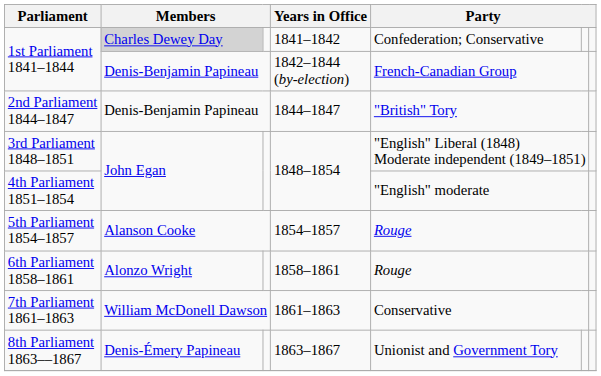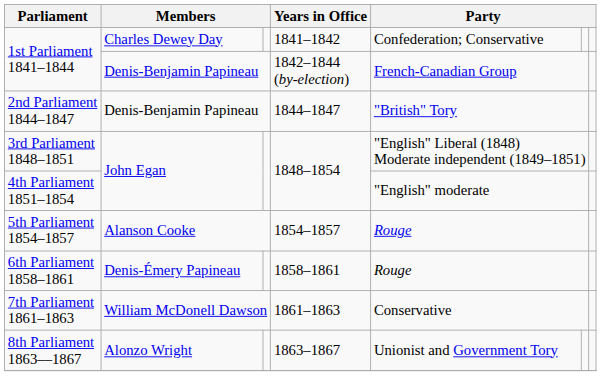(163, 39) lightgrey background -> (163, 39) no background
(148, 270) Alonzo Wright -> (172, 270) Denis-Émery Papineau
(172, 350) Denis-Émery Papineau -> (148, 350) Alonzo Wright
